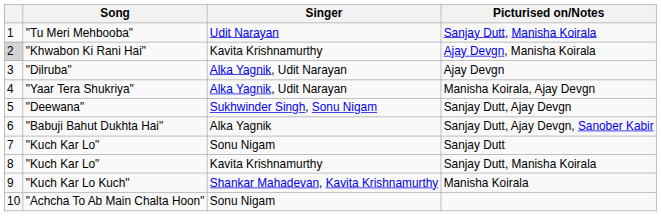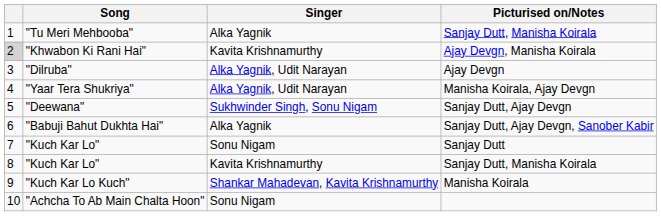(244, 32) Udit Narayan -> (241, 32) Alka Yagnik
